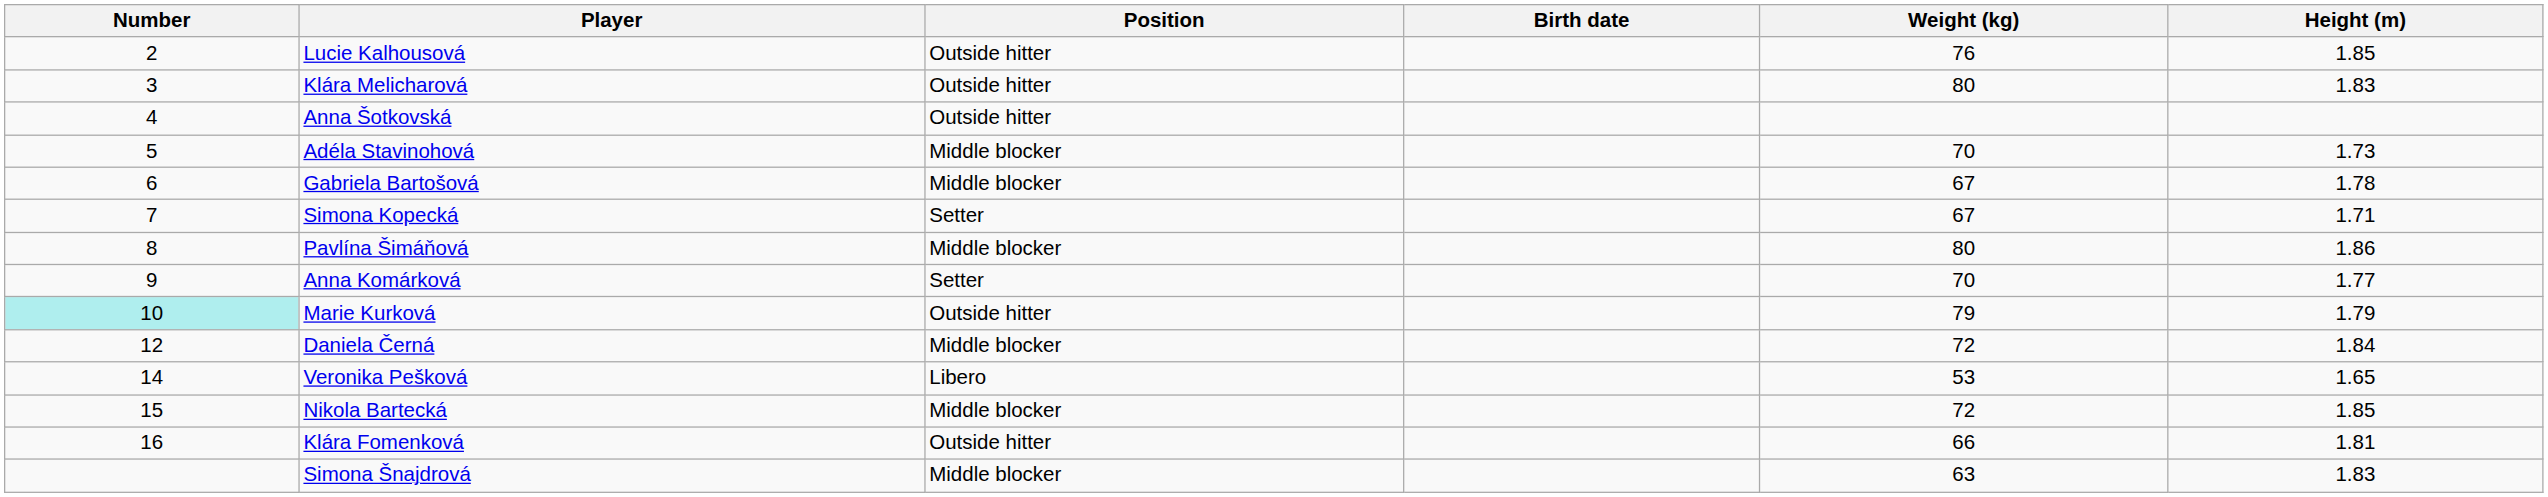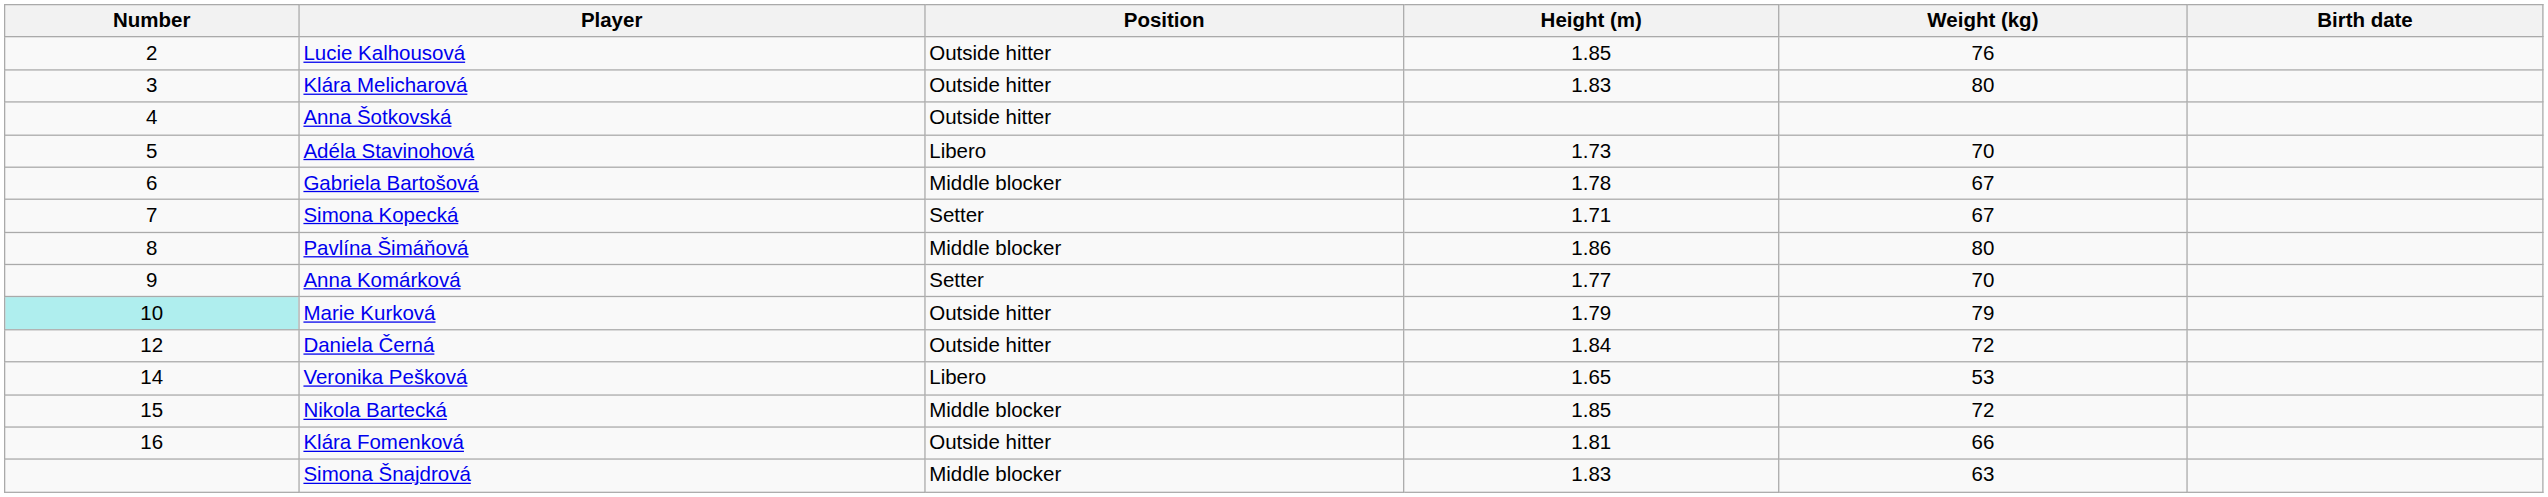columns swapped: (2355, 20) <-> (1582, 20)
(995, 150) Middle blocker -> (958, 150) Libero
(995, 345) Middle blocker -> (990, 345) Outside hitter
